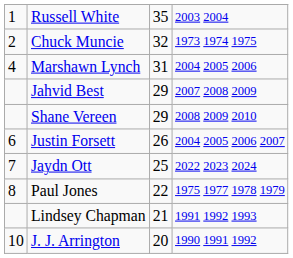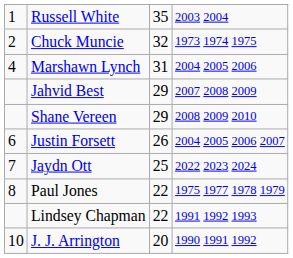(161, 215) 21 -> (161, 215) 22
